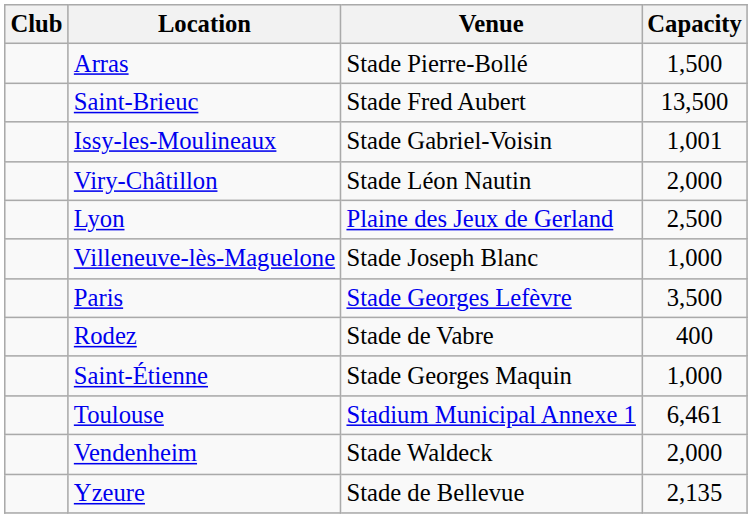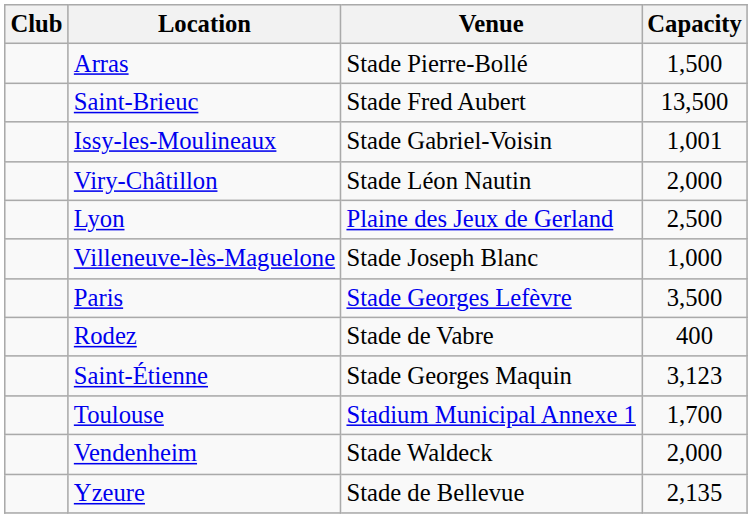(695, 375) 1,000 -> (695, 375) 3,123
(695, 414) 6,461 -> (695, 414) 1,700
